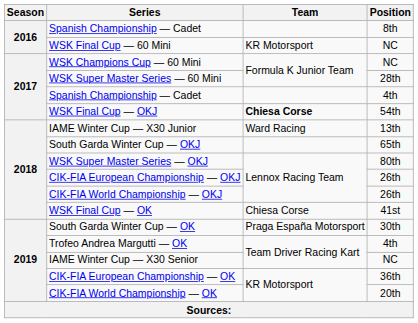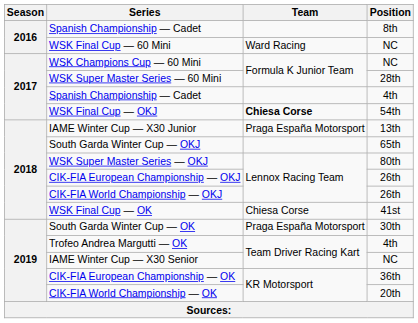(279, 45) KR Motorsport -> (275, 45) Ward Racing
(275, 128) Ward Racing -> (305, 128) Praga España Motorsport
